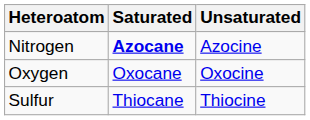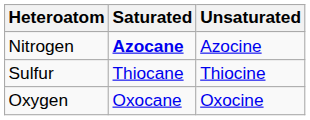rows swapped: (38, 73) <-> (31, 100)
